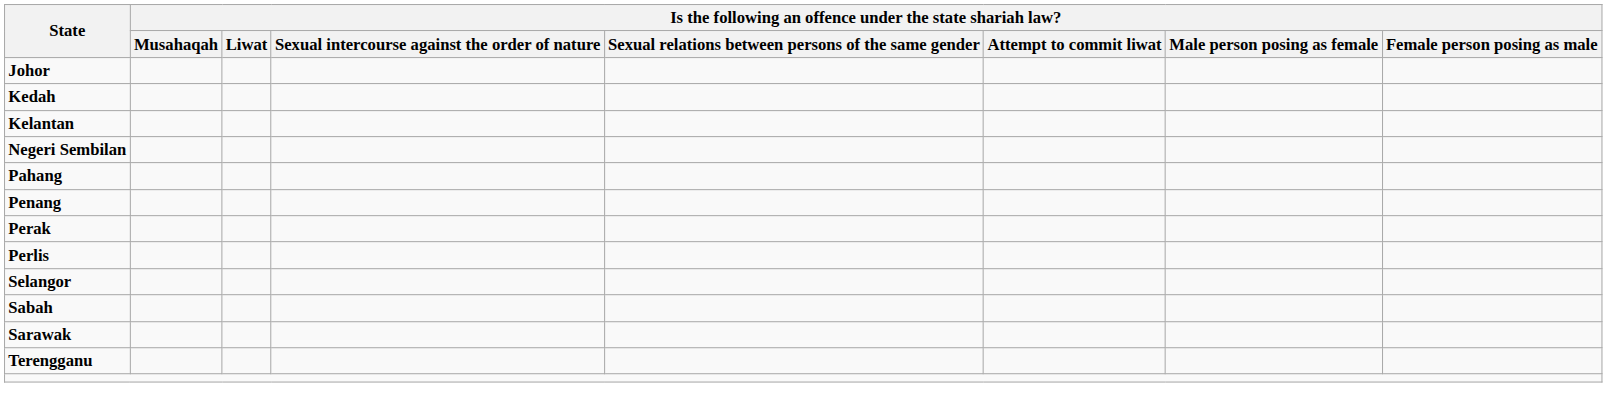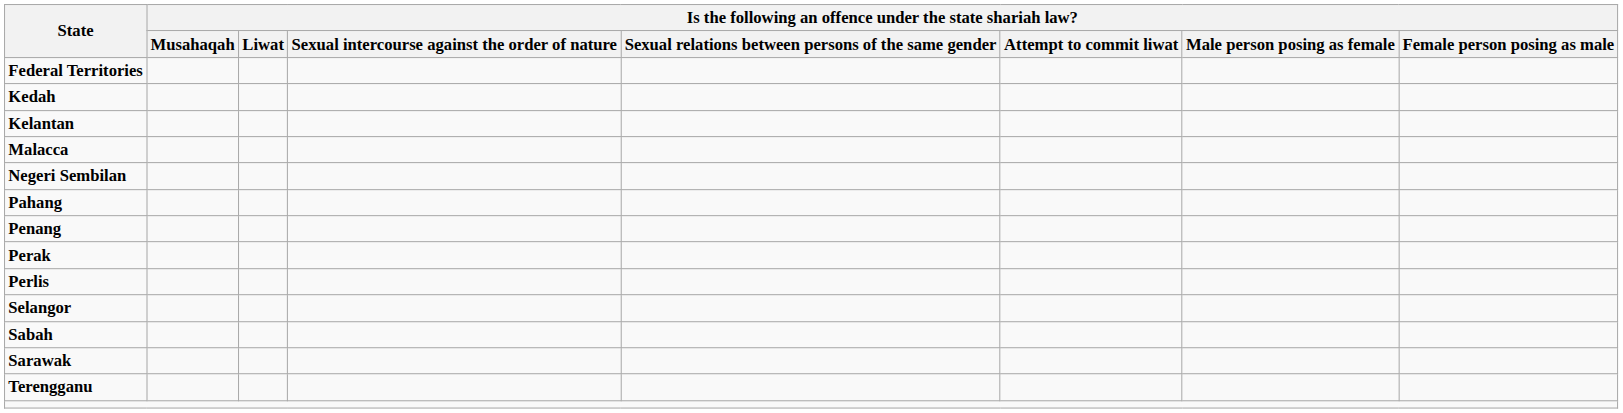+ row: (76, 70)
- row: (29, 70)
+ row: (38, 149)
